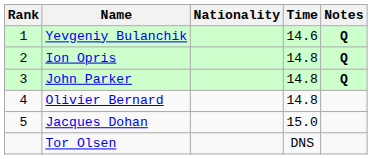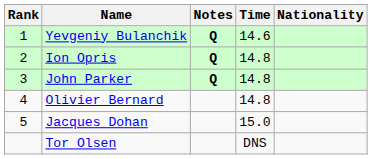columns swapped: (237, 15) <-> (344, 15)
